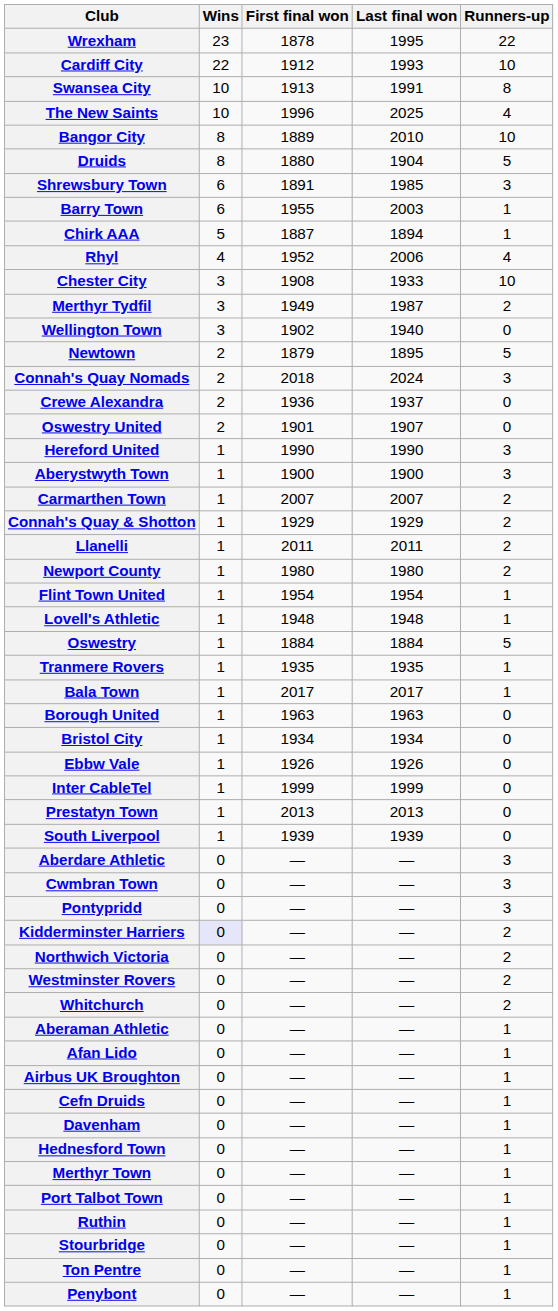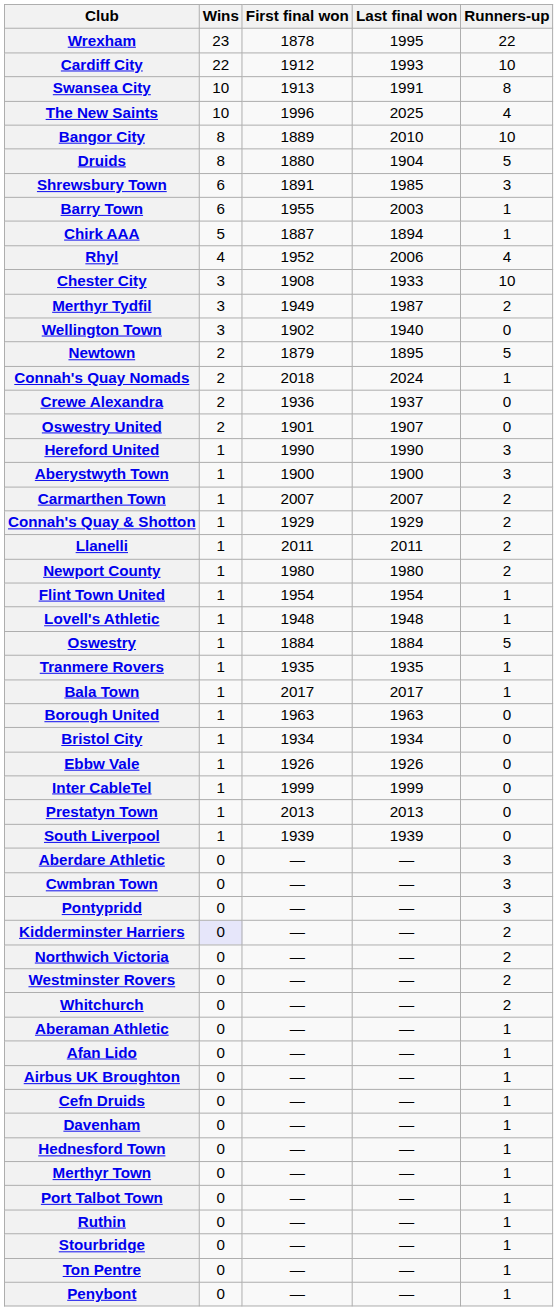(507, 378) 3 -> (507, 378) 1
